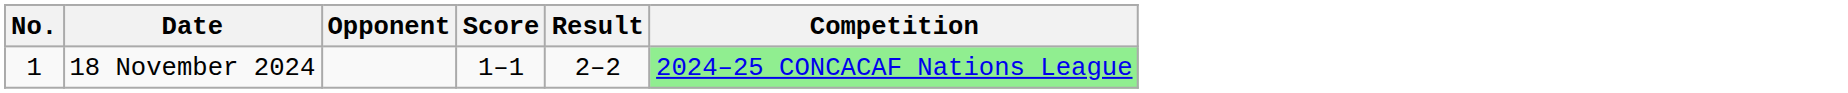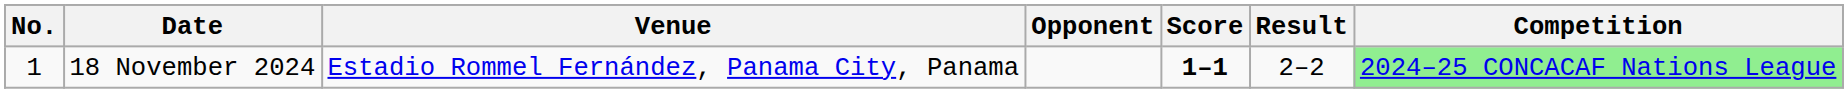+ column: (673, 26)
(501, 68) normal -> (1205, 68) bold
